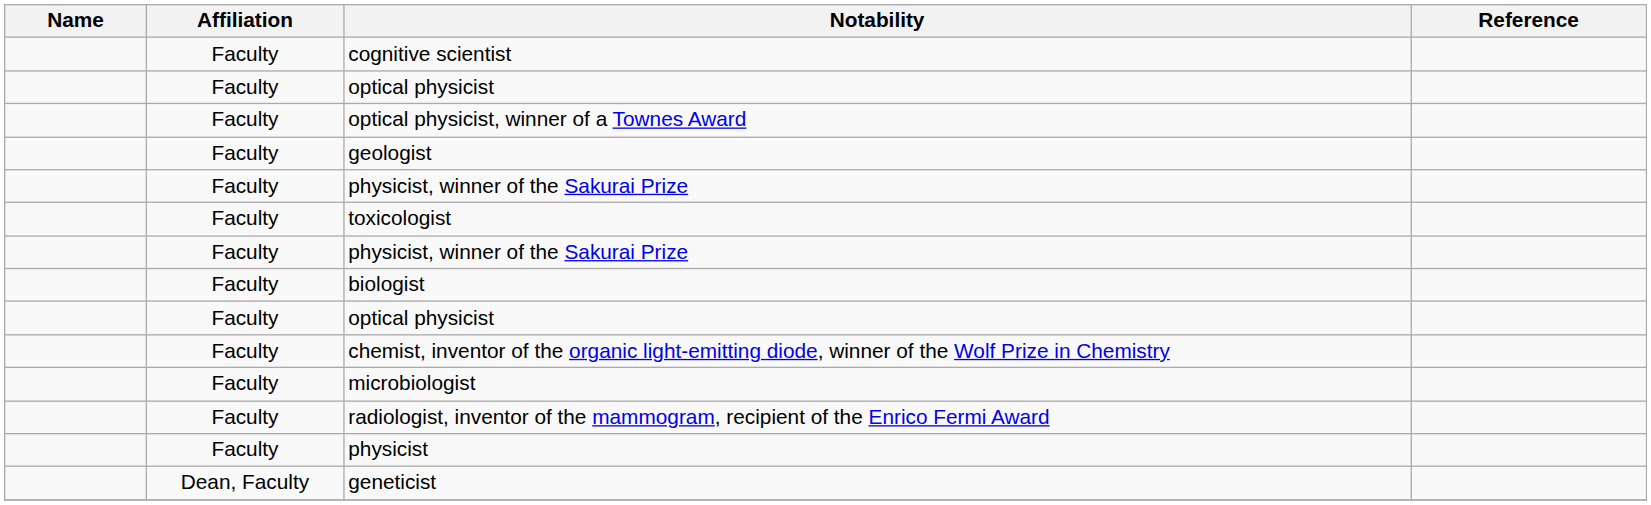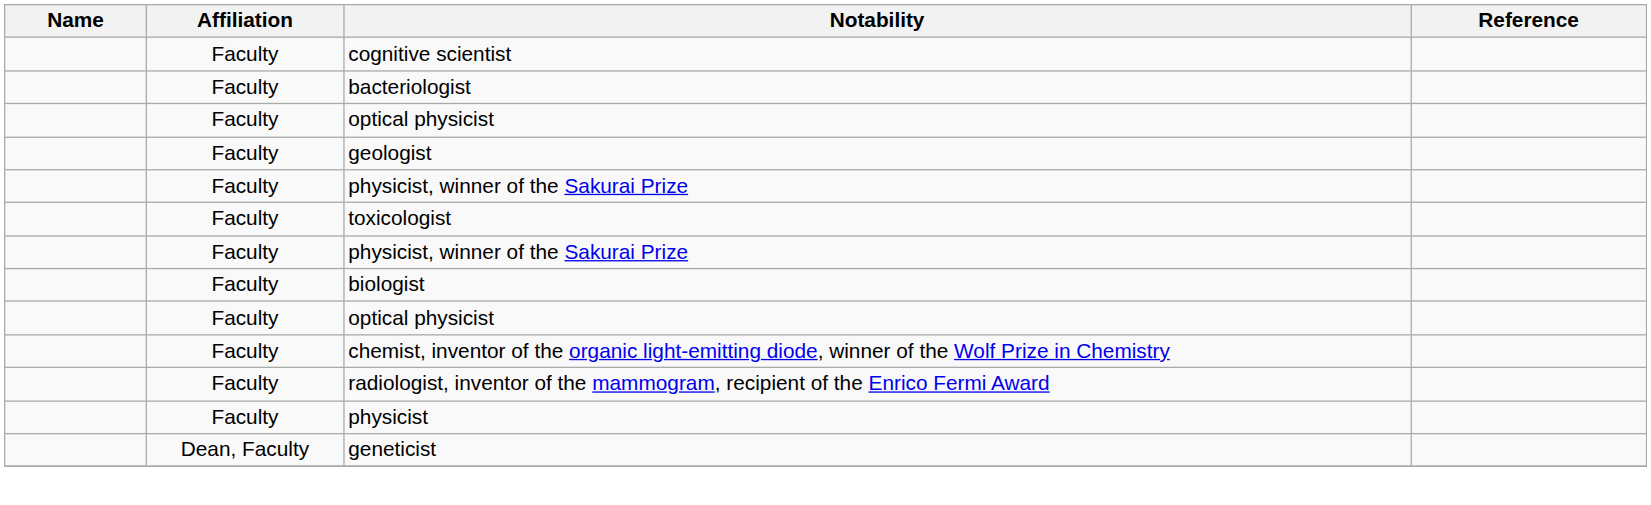+ row: (245, 86)
- row: (245, 119)
- row: (245, 383)
